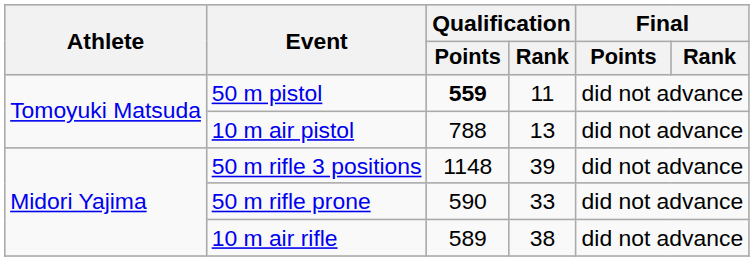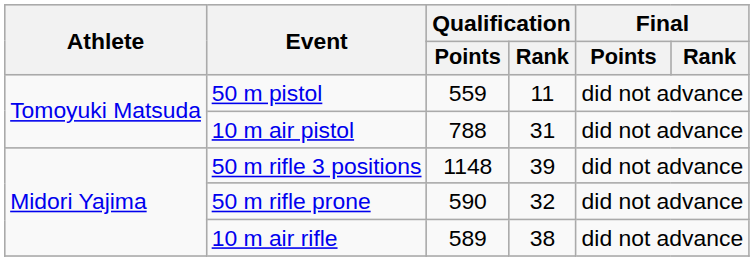(468, 94) bold -> (468, 94) normal
(542, 130) 13 -> (542, 130) 31
(542, 202) 33 -> (542, 202) 32
